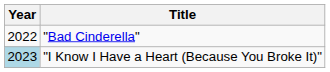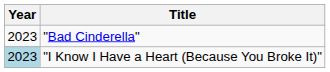(22, 36) 2022 -> (22, 36) 2023
